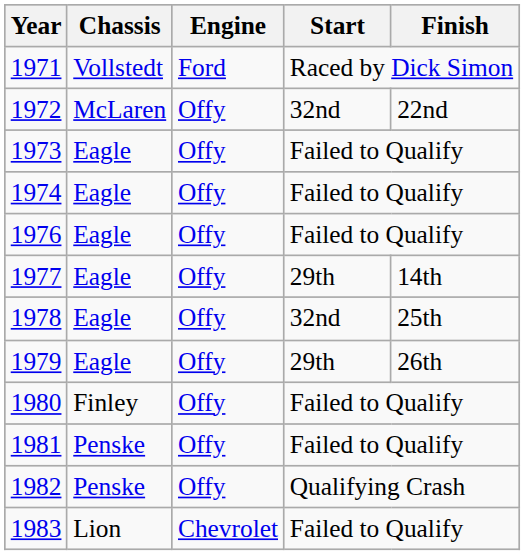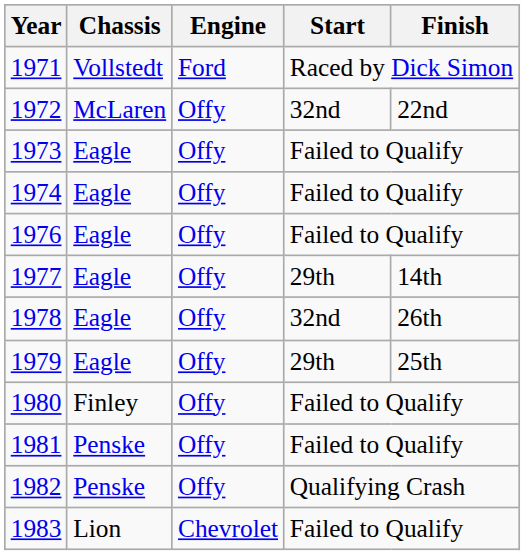(420, 318) 25th -> (420, 318) 26th
(420, 360) 26th -> (420, 360) 25th
